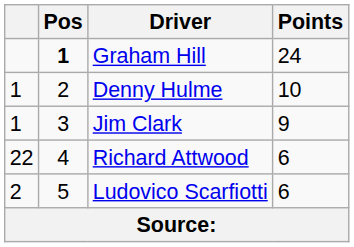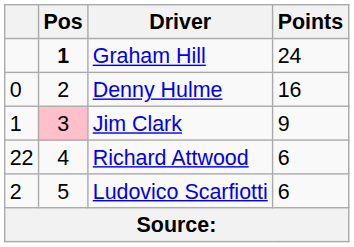(16, 90) 1 -> (16, 90) 0
(290, 90) 10 -> (290, 90) 16
(63, 124) no background -> (63, 124) pink background
